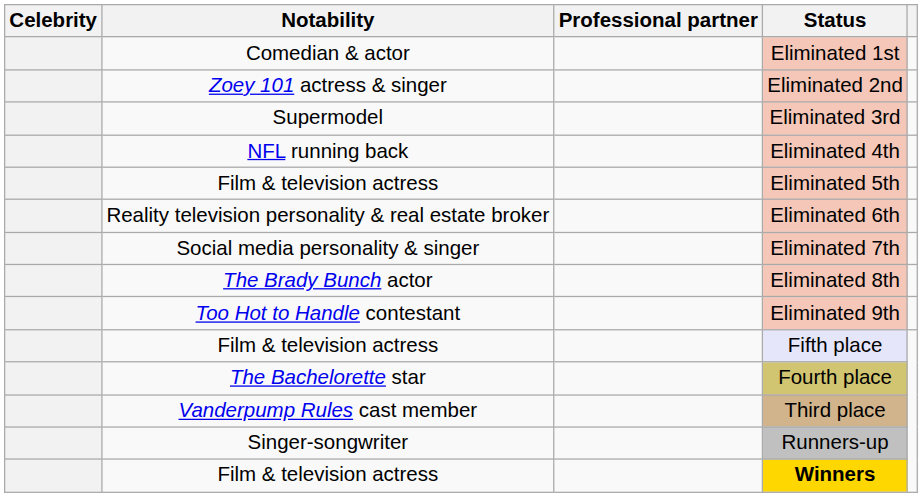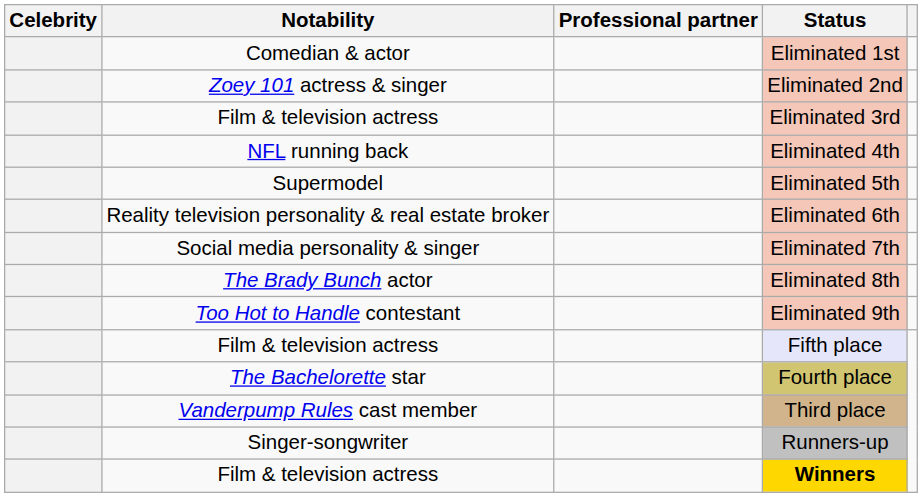(328, 118) Supermodel -> (328, 118) Film & television actress
(328, 183) Film & television actress -> (328, 183) Supermodel
